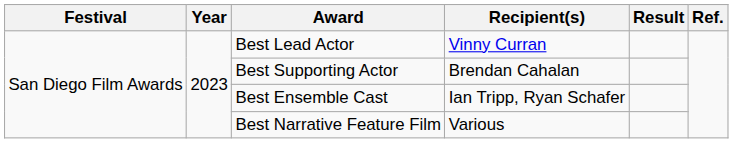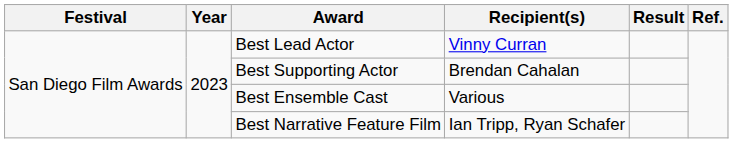(537, 97) Ian Tripp, Ryan Schafer -> (477, 97) Various
(477, 124) Various -> (537, 124) Ian Tripp, Ryan Schafer
